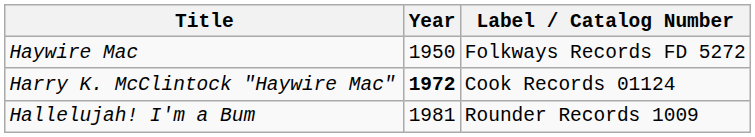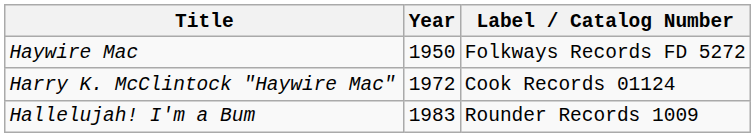(432, 84) bold -> (432, 84) normal
(432, 116) 1981 -> (432, 116) 1983
